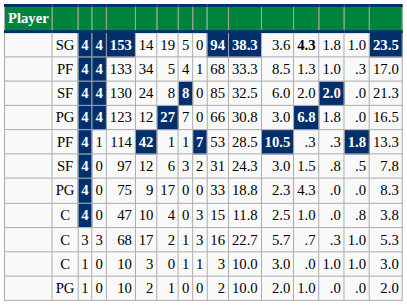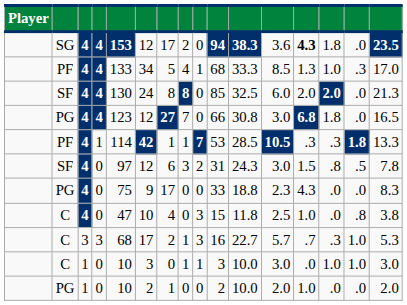(146, 45) 14 -> (146, 45) 12
(168, 45) 19 -> (168, 45) 17
(186, 45) 5 -> (186, 45) 2
(357, 45) 1.0 -> (361, 45) .0
